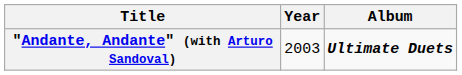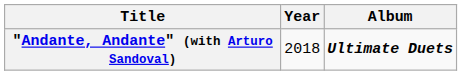(302, 50) 2003 -> (302, 50) 2018
